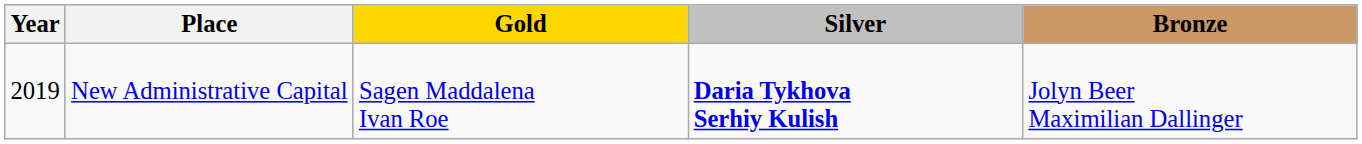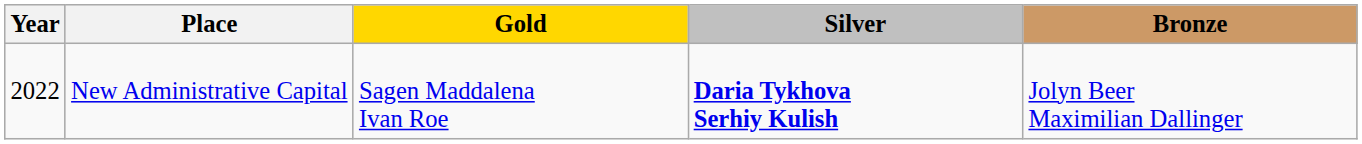(35, 90) 2019 -> (35, 90) 2022
